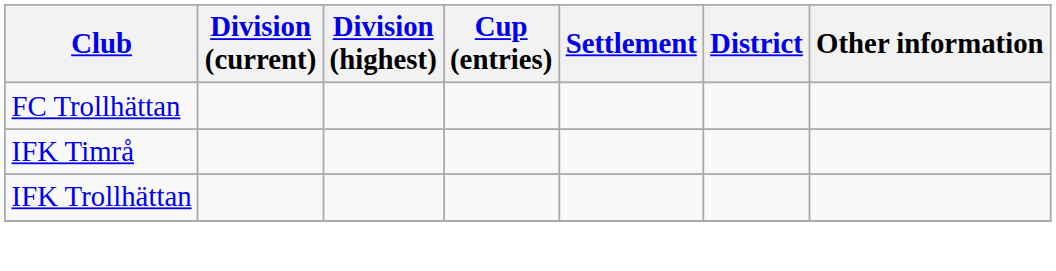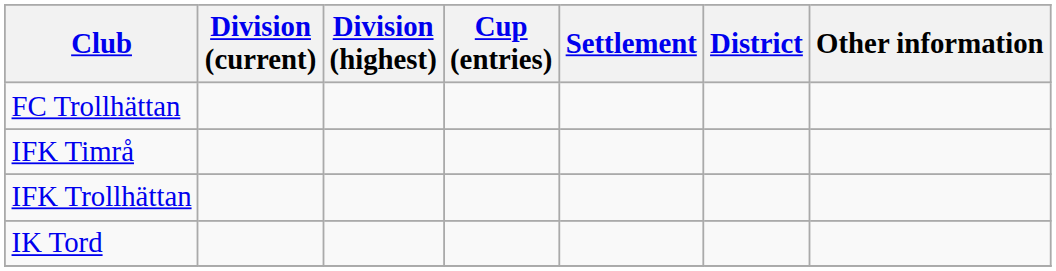+ row: (57, 242)
